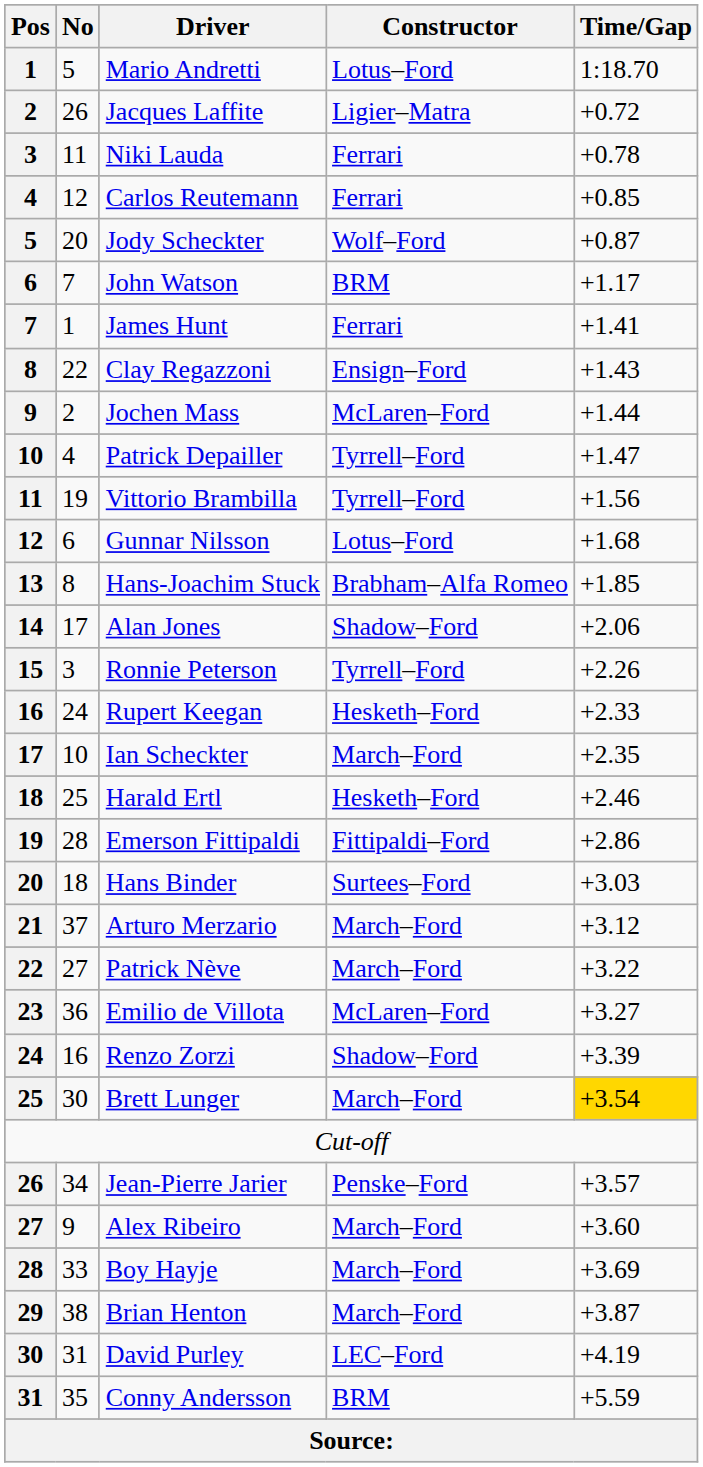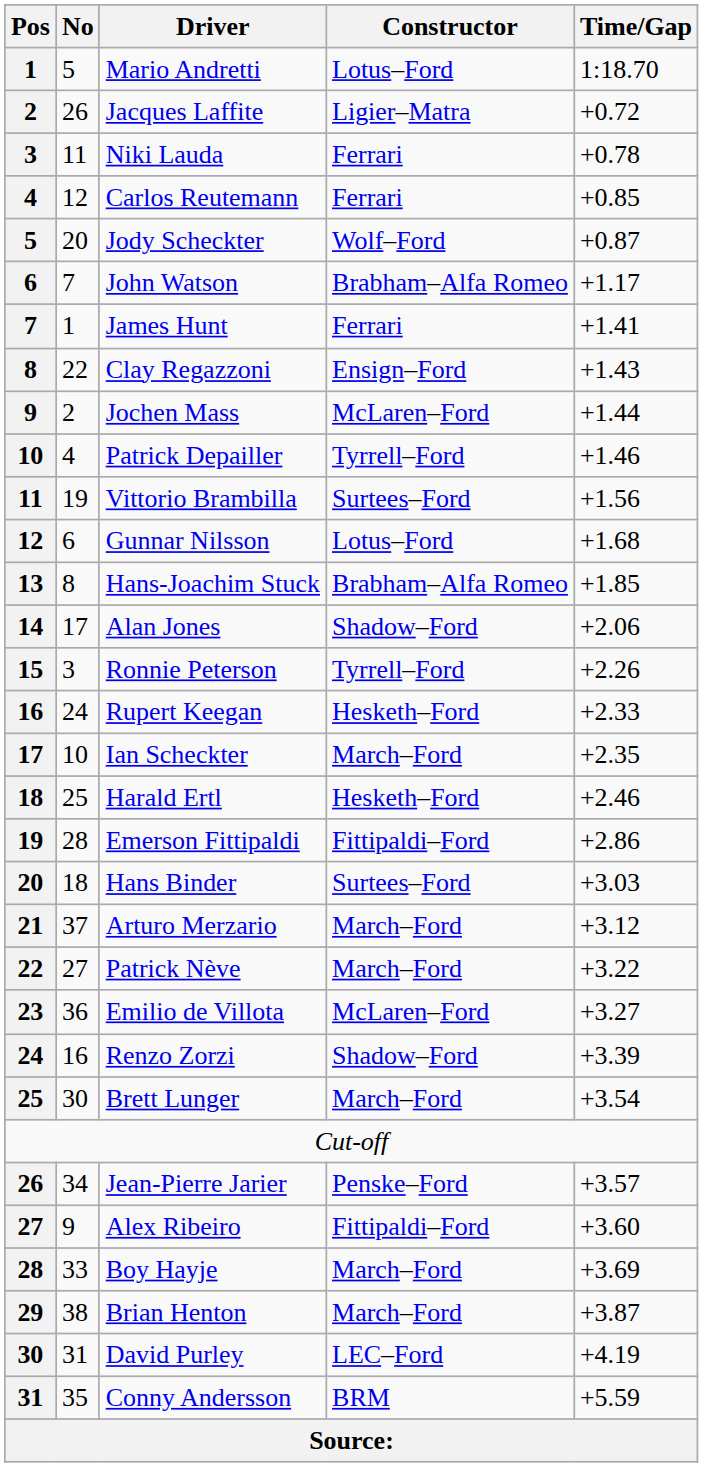(361, 283) BRM -> (450, 283) Brabham–Alfa Romeo
(610, 454) +1.47 -> (610, 454) +1.46
(398, 497) Tyrrell–Ford -> (401, 497) Surtees–Ford
(610, 1097) gold background -> (610, 1097) no background
(397, 1226) March–Ford -> (411, 1226) Fittipaldi–Ford
